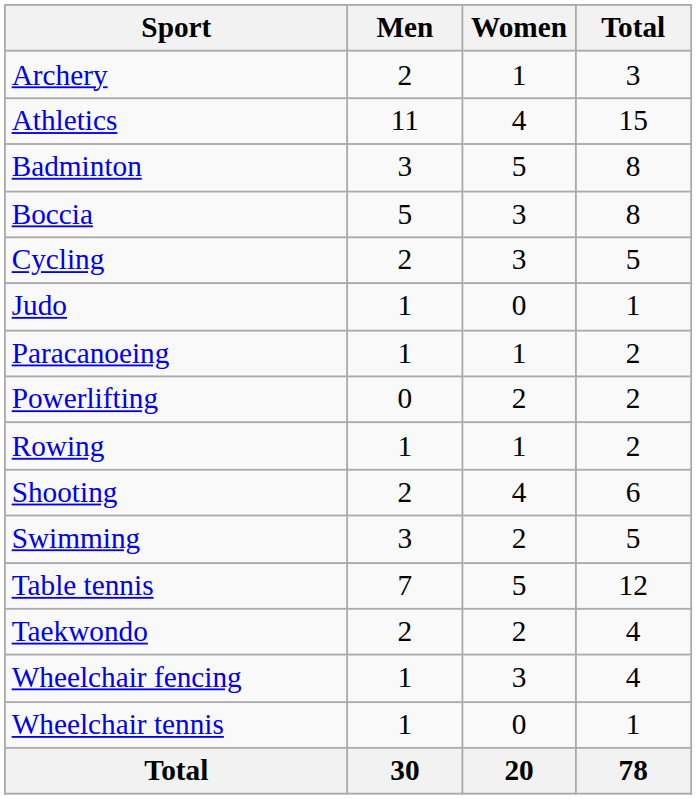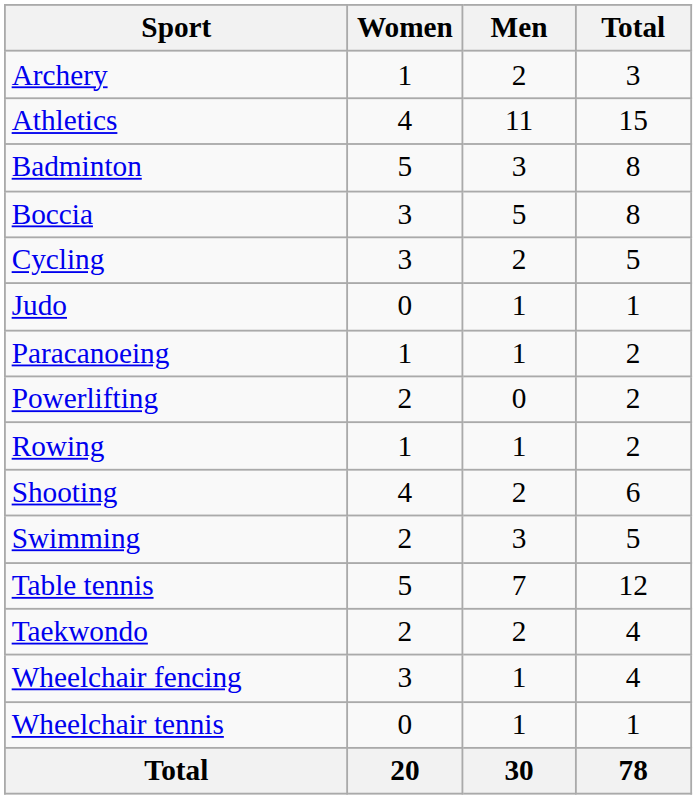columns swapped: (405, 27) <-> (519, 27)
